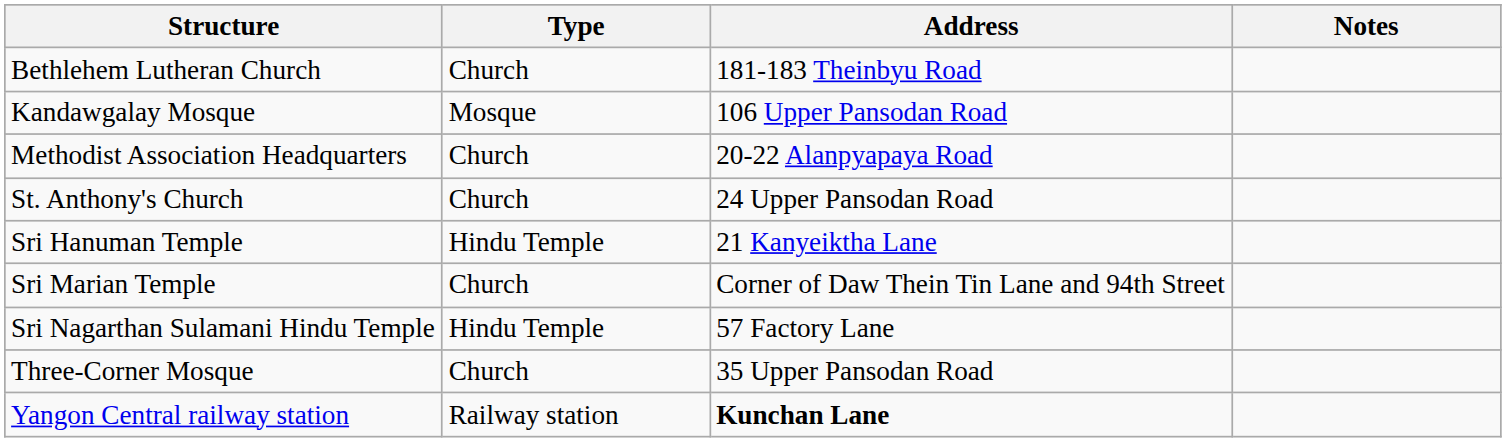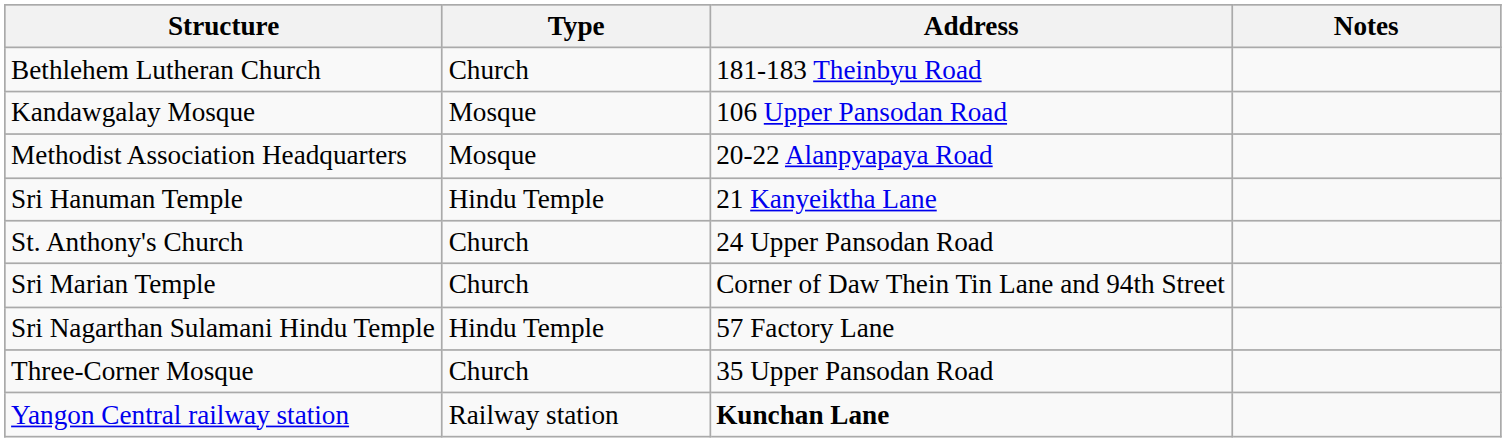(489, 155) Church -> (492, 155) Mosque
rows swapped: (127, 198) <-> (127, 241)
